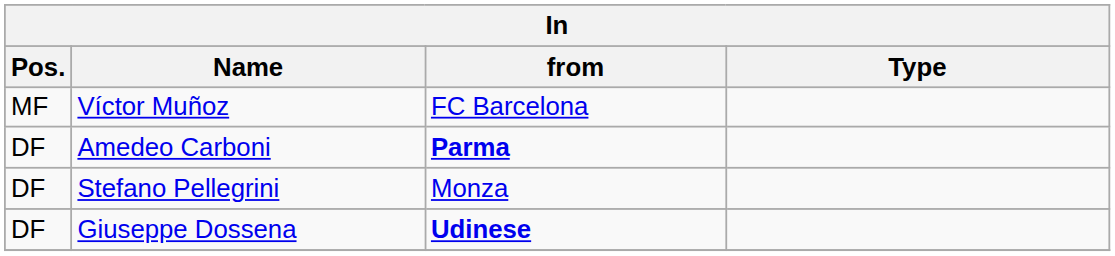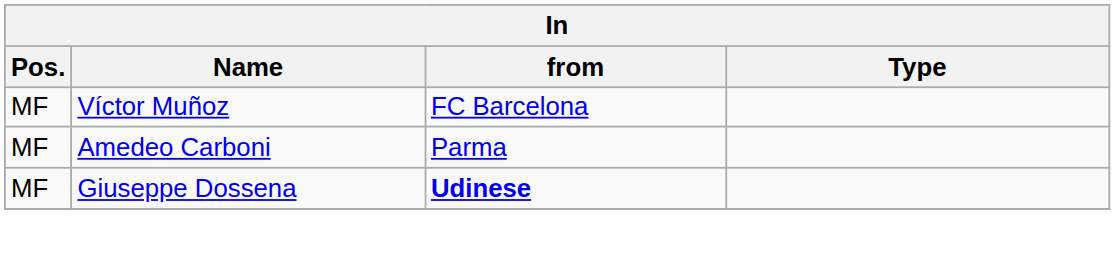(28, 148) DF -> (30, 148) MF
(470, 148) bold -> (469, 148) normal
- row: (178, 189)
(28, 229) DF -> (30, 189) MF
